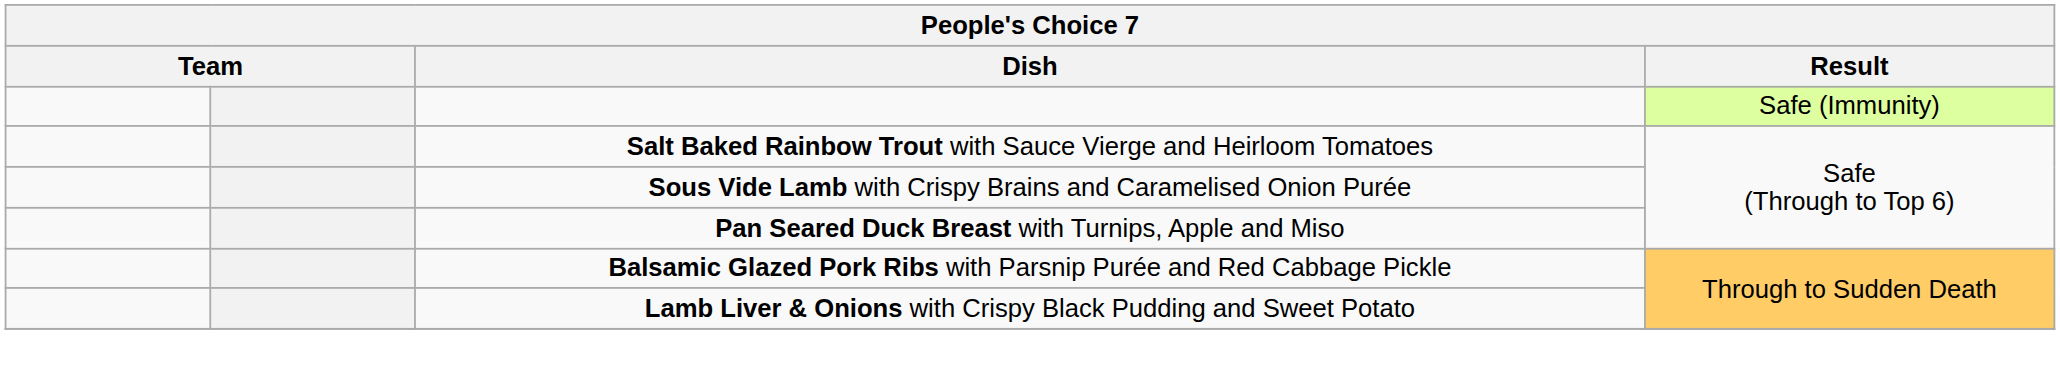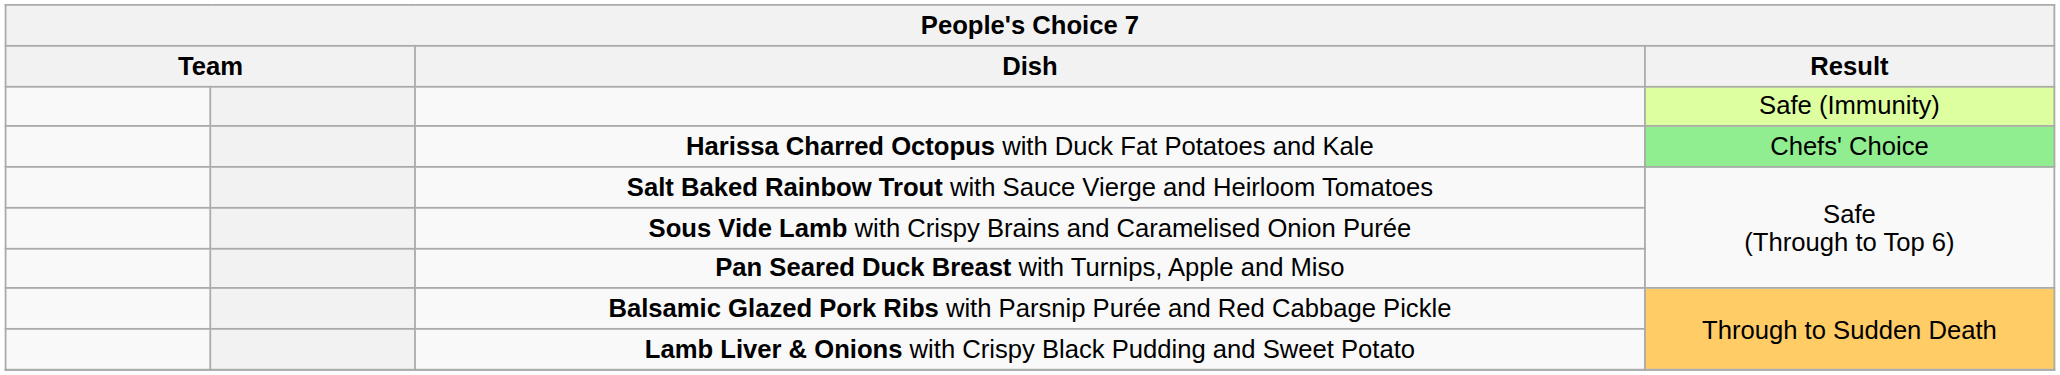+ row: (1030, 147)
